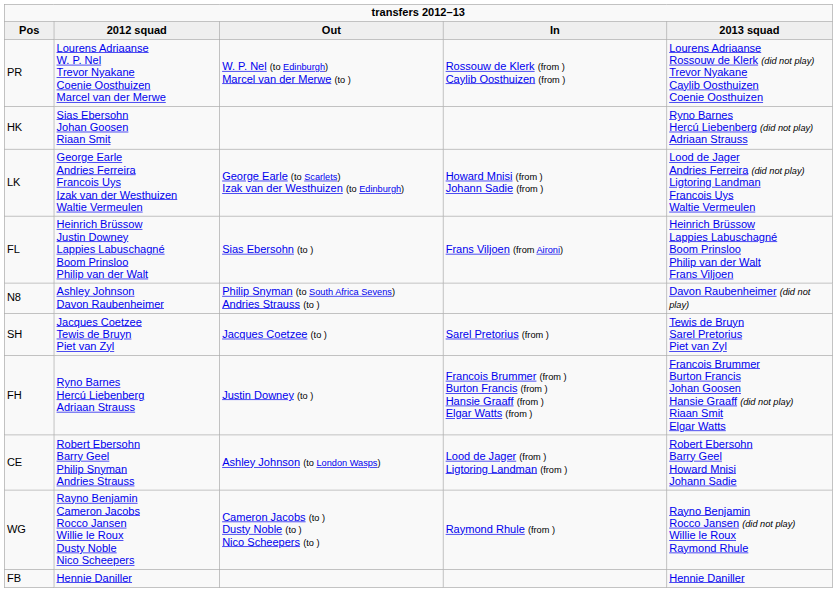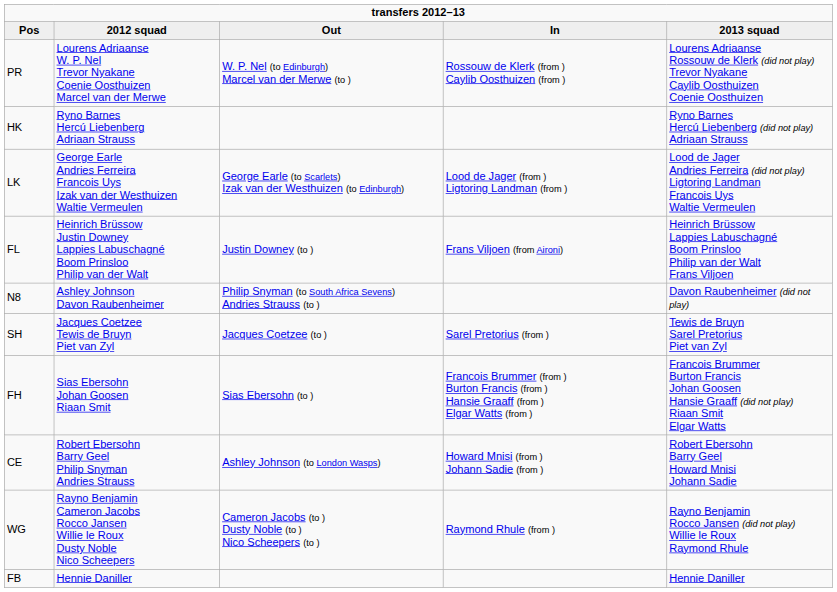(92, 127) Sias Ebersohn Johan Goosen Riaan Smit -> (100, 127) Ryno Barnes Hercú Liebenberg Adriaan Strauss
(494, 182) Howard Mnisi (from ) Johann Sadie (from ) -> (506, 182) Lood de Jager (from ) Ligtoring Landman (from )
(268, 249) Sias Ebersohn (to ) -> (268, 249) Justin Downey (to )
(100, 395) Ryno Barnes Hercú Liebenberg Adriaan Strauss -> (92, 395) Sias Ebersohn Johan Goosen Riaan Smit
(268, 395) Justin Downey (to ) -> (268, 395) Sias Ebersohn (to )
(506, 462) Lood de Jager (from ) Ligtoring Landman (from ) -> (494, 462) Howard Mnisi (from ) Johann Sadie (from )
